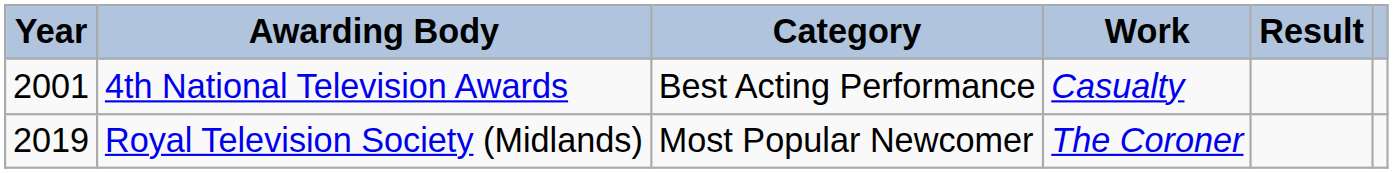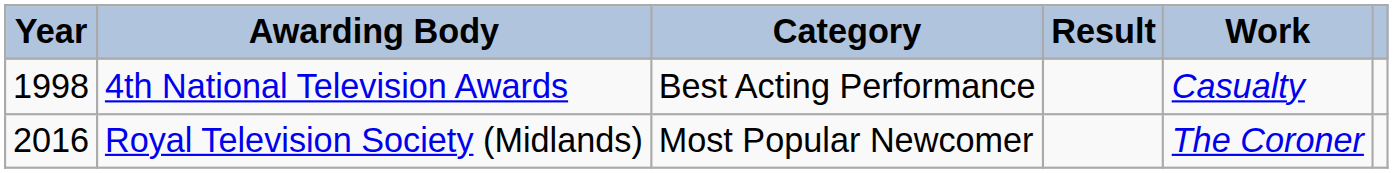columns swapped: (1147, 31) <-> (1312, 31)
(51, 85) 2001 -> (51, 85) 1998
(51, 140) 2019 -> (51, 140) 2016
